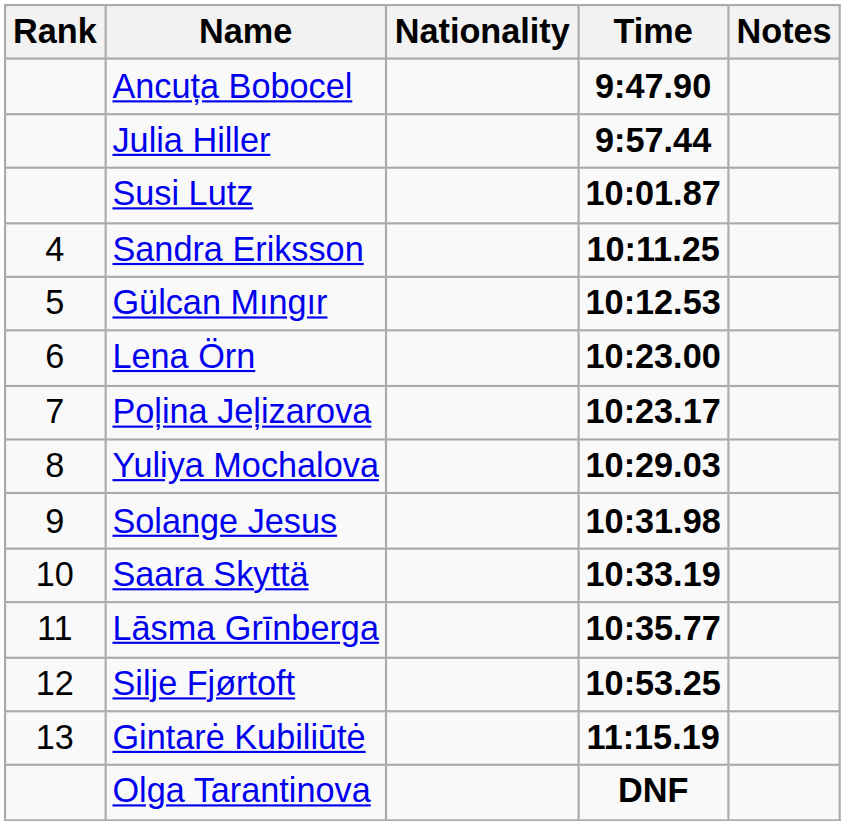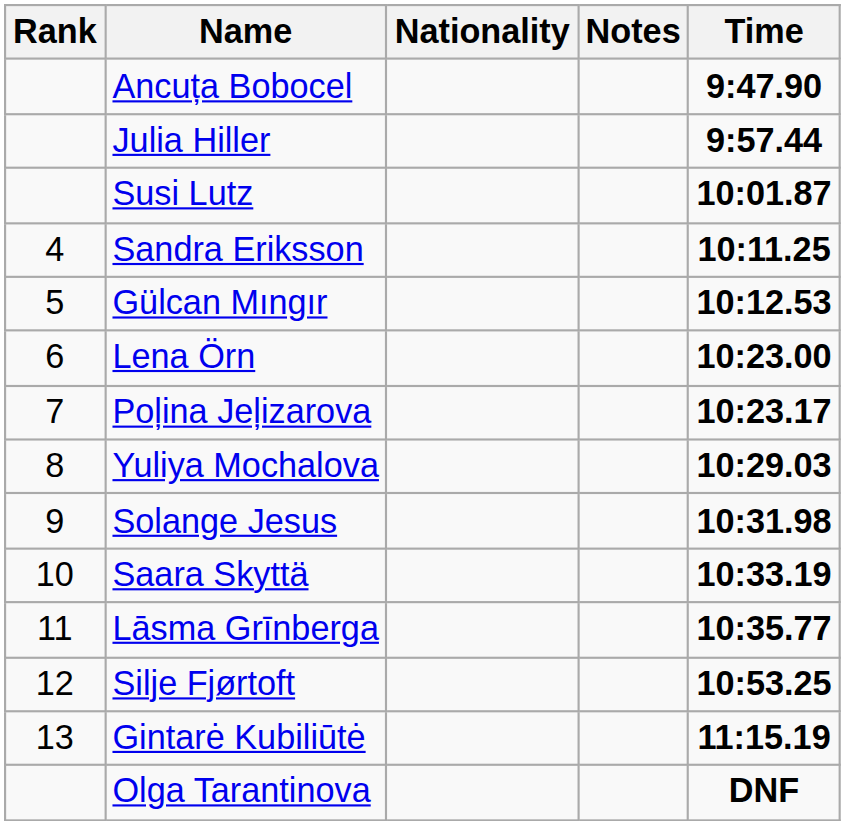columns swapped: (653, 31) <-> (784, 31)
